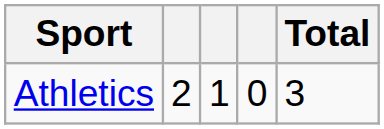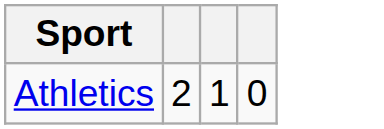- column: (327, 33)
